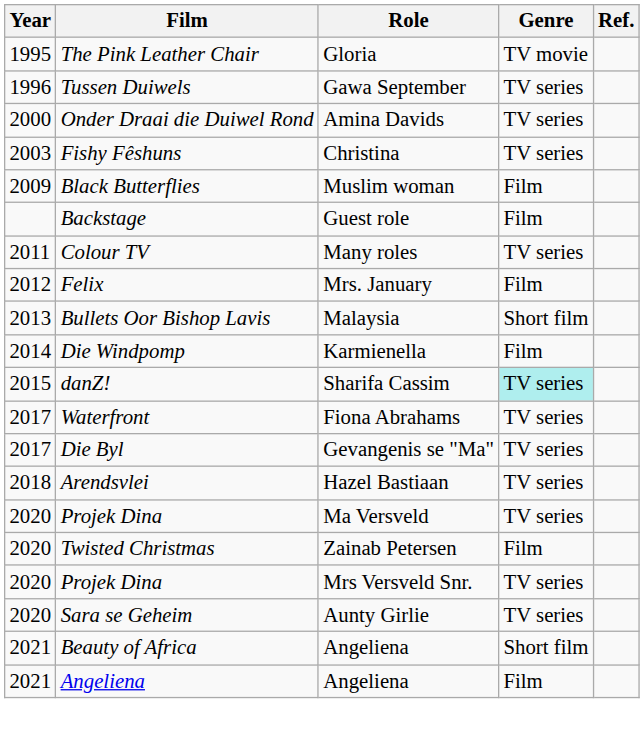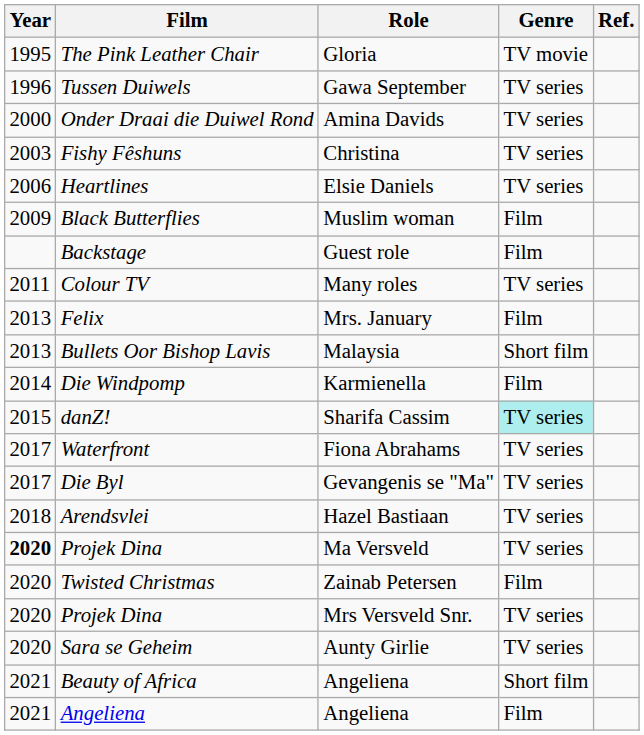+ row: (105, 185)
(30, 284) 2012 -> (30, 317) 2013
(30, 515) normal -> (30, 548) bold
